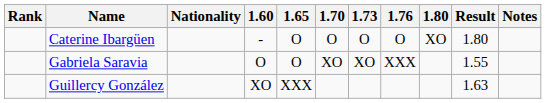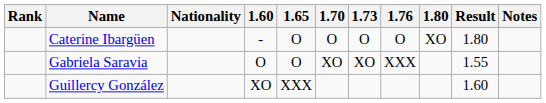(475, 86) 1.63 -> (475, 86) 1.60
